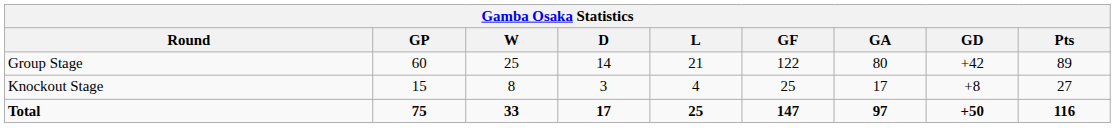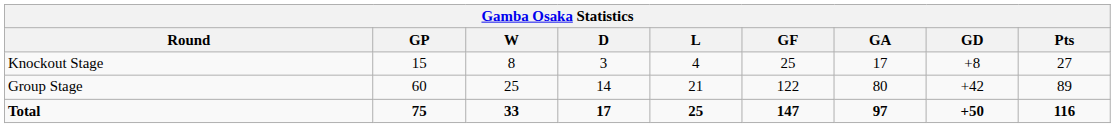rows swapped: (45, 63) <-> (56, 87)
